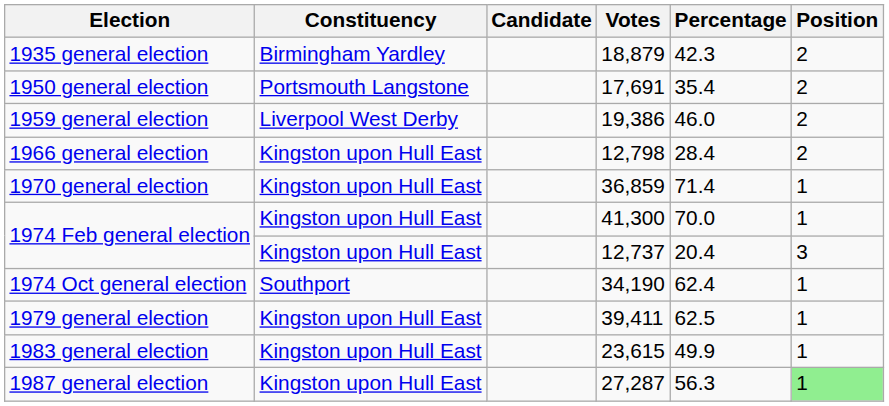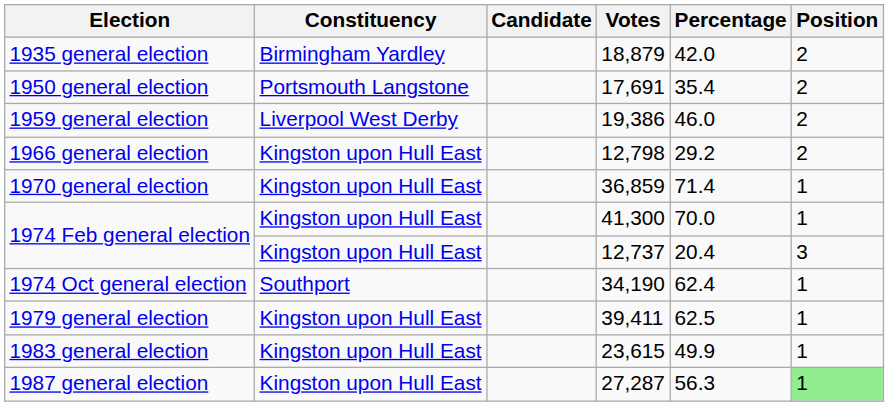(695, 53) 42.3 -> (695, 53) 42.0
(695, 152) 28.4 -> (695, 152) 29.2
